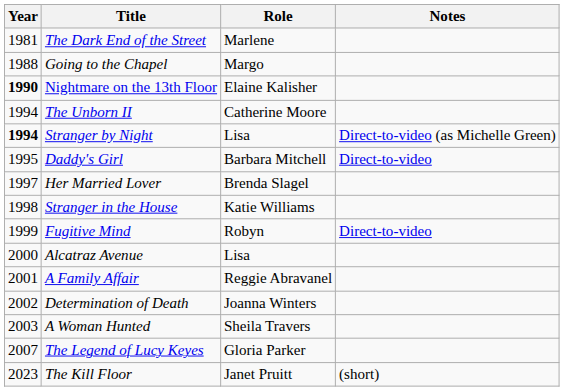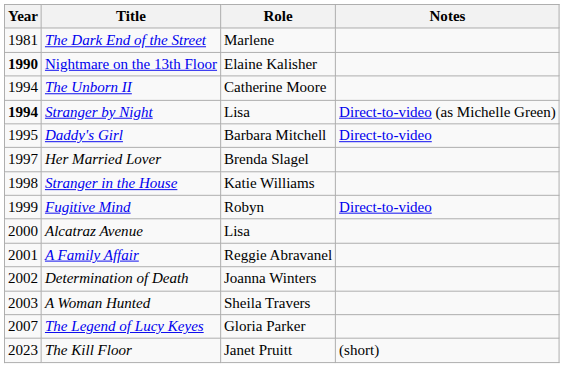- row: (106, 64)
